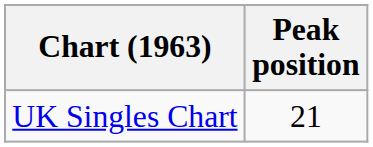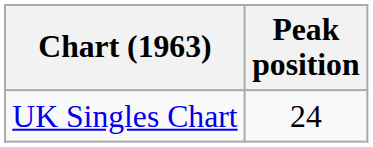(306, 115) 21 -> (306, 115) 24
